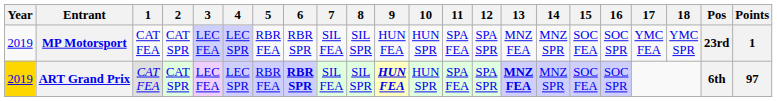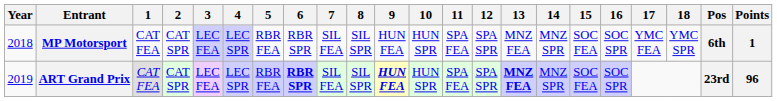(20, 42) 2019 -> (20, 42) 2018
(717, 42) 23rd -> (717, 42) 6th
(20, 78) gold background -> (20, 78) no background
(717, 78) 6th -> (717, 78) 23rd
(752, 78) 97 -> (752, 78) 96
